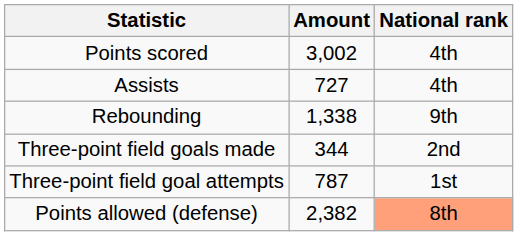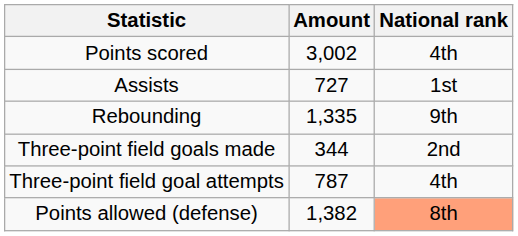(444, 85) 4th -> (444, 85) 1st
(332, 117) 1,338 -> (332, 117) 1,335
(444, 181) 1st -> (444, 181) 4th
(332, 213) 2,382 -> (332, 213) 1,382
